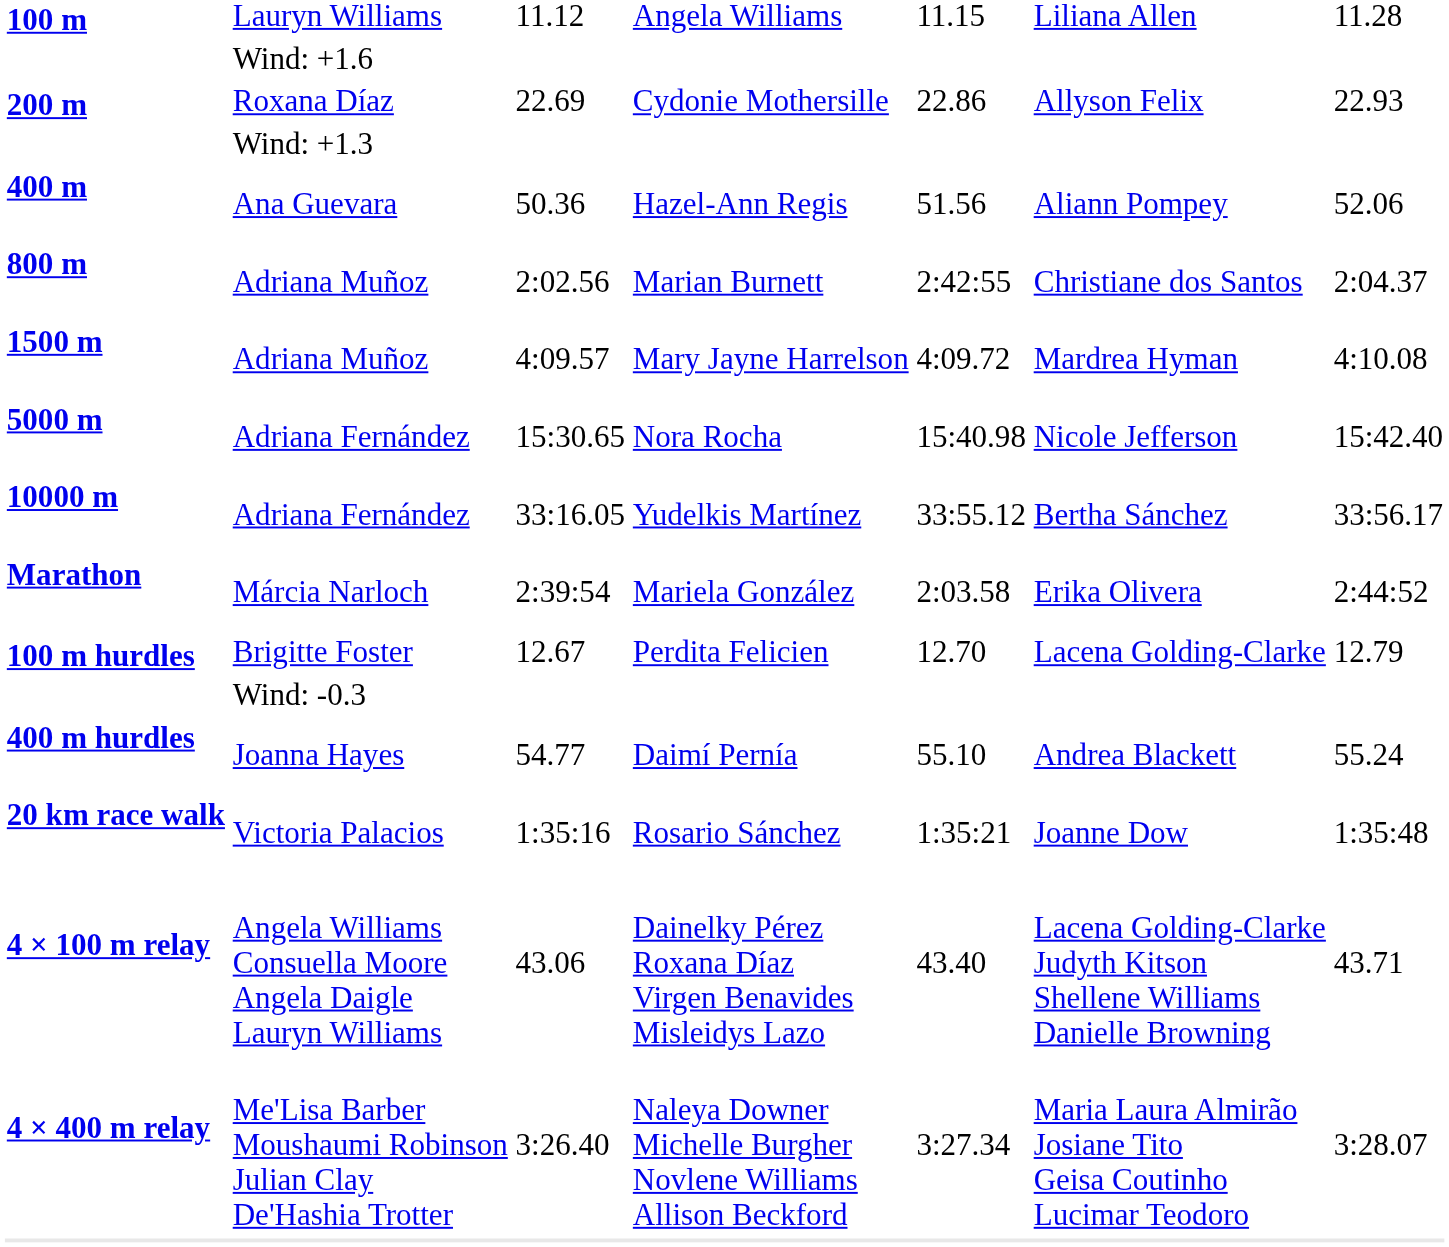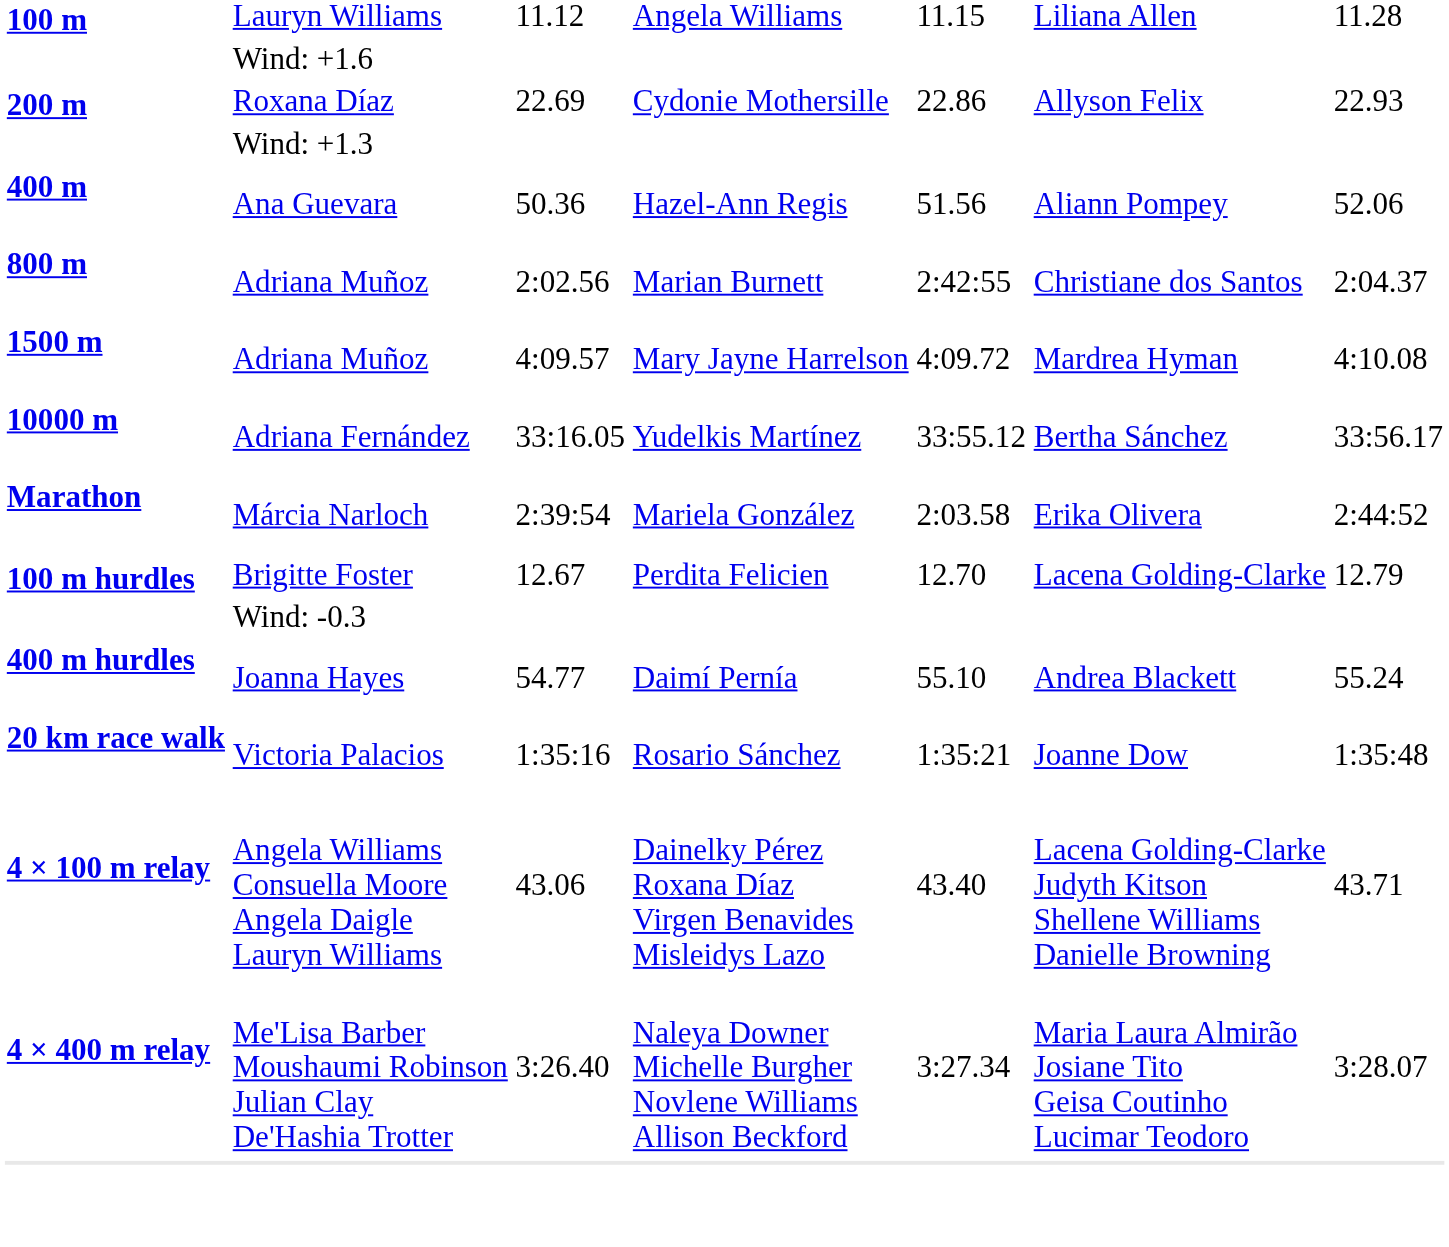- row: (707, 436)
